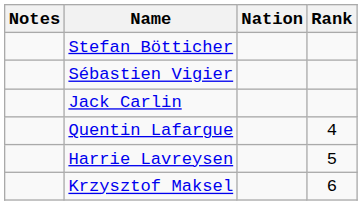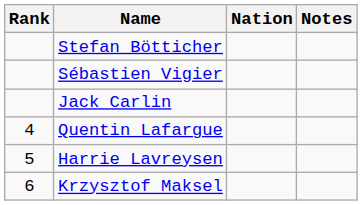columns swapped: (332, 19) <-> (34, 19)
